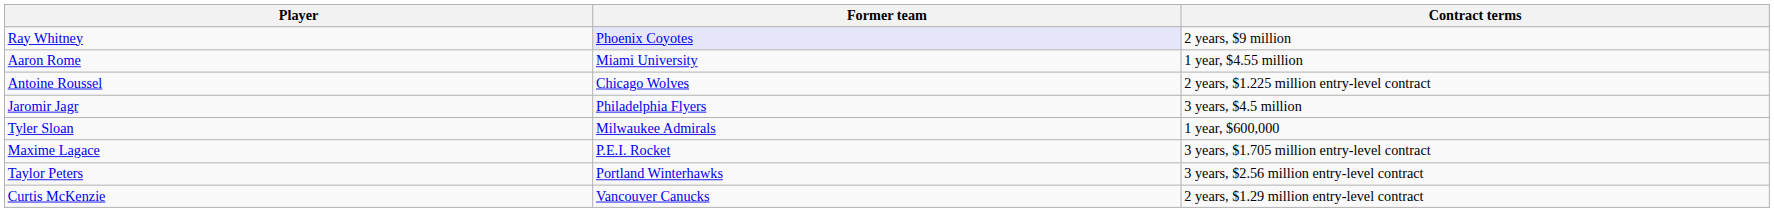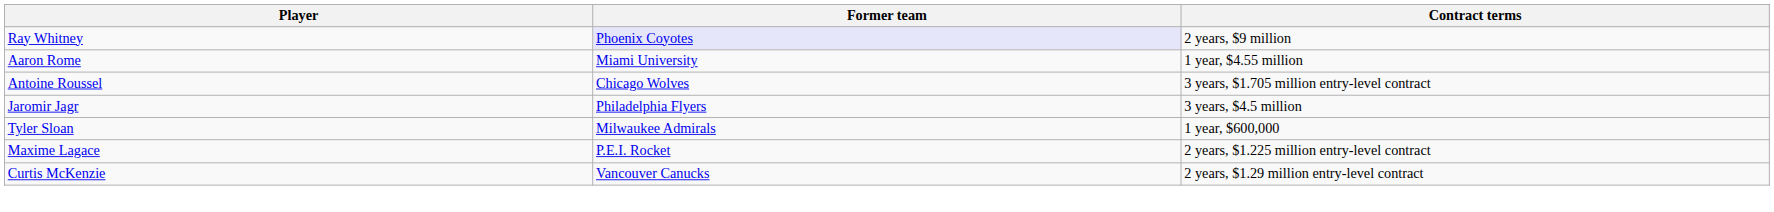(1307, 83) 2 years, $1.225 million entry-level contract -> (1307, 83) 3 years, $1.705 million entry-level contract
(1307, 151) 3 years, $1.705 million entry-level contract -> (1307, 151) 2 years, $1.225 million entry-level contract
- row: (45, 173)
